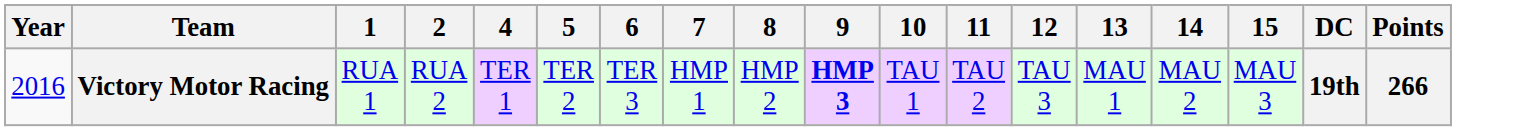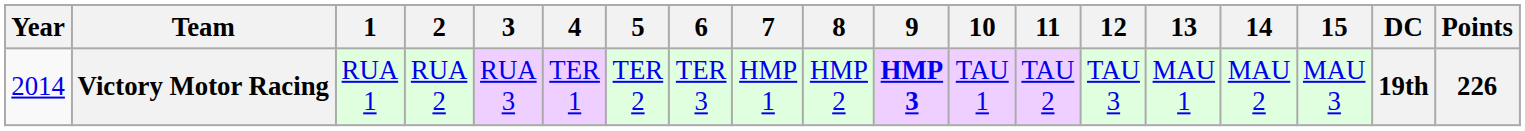+ column: (508, 26)
(38, 86) 2016 -> (38, 86) 2014
(1408, 86) 266 -> (1477, 86) 226
